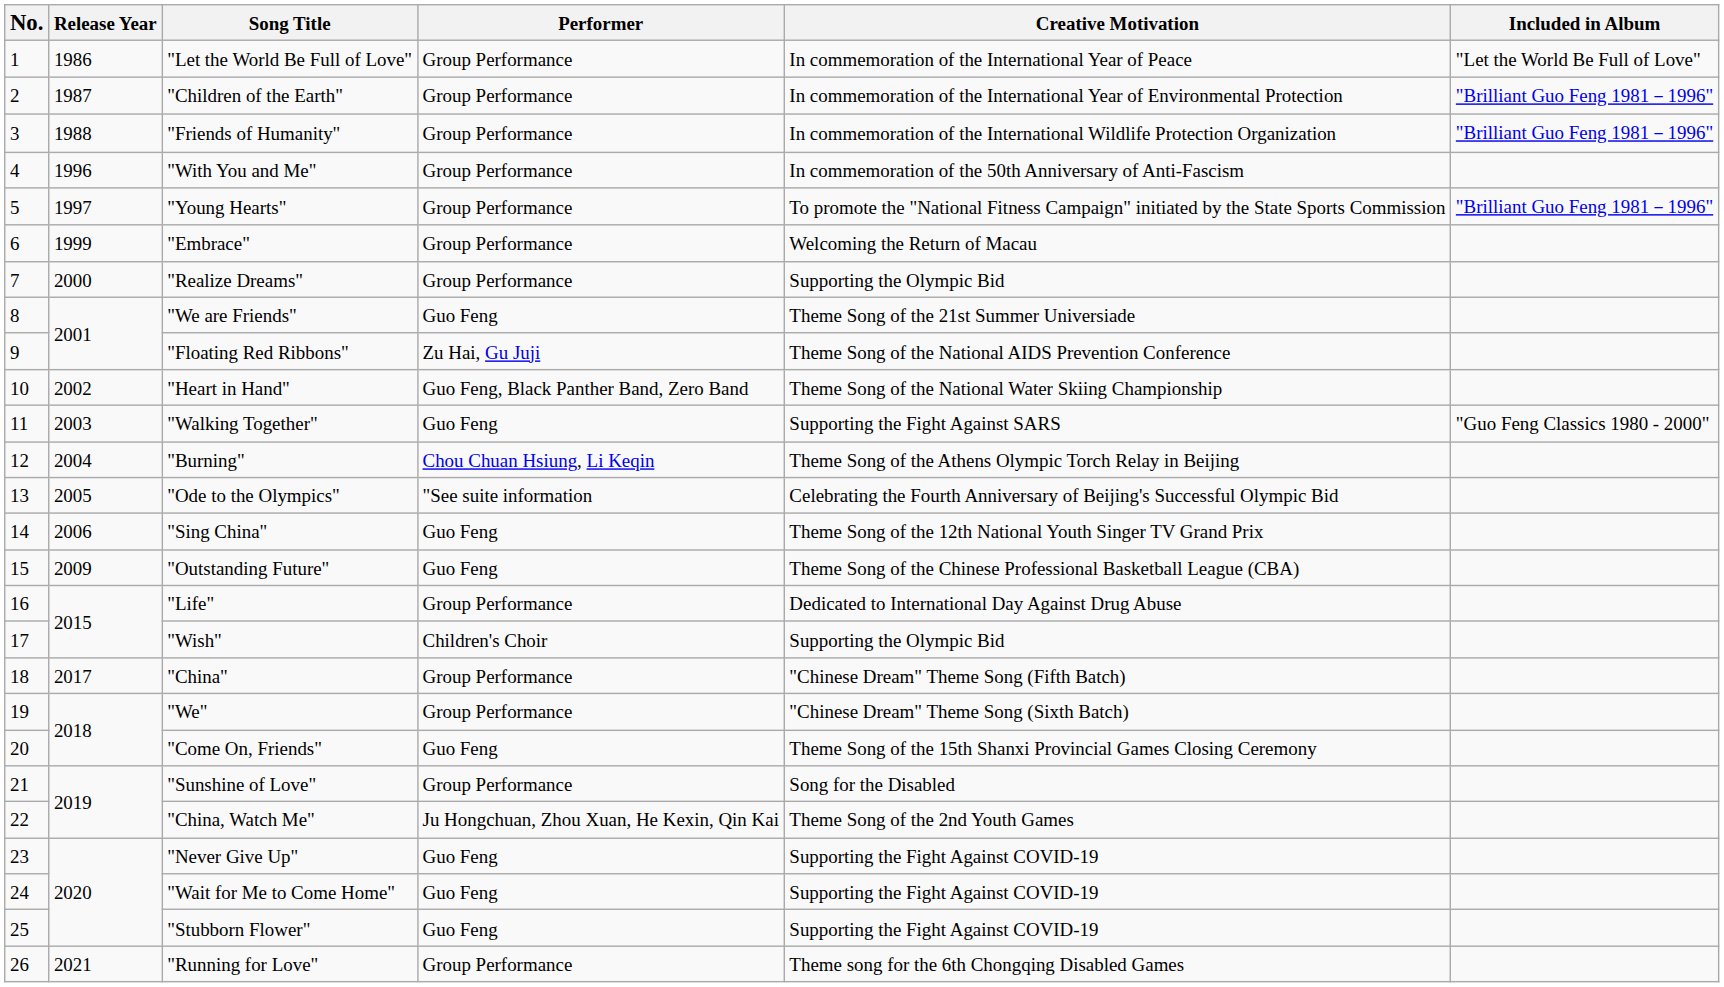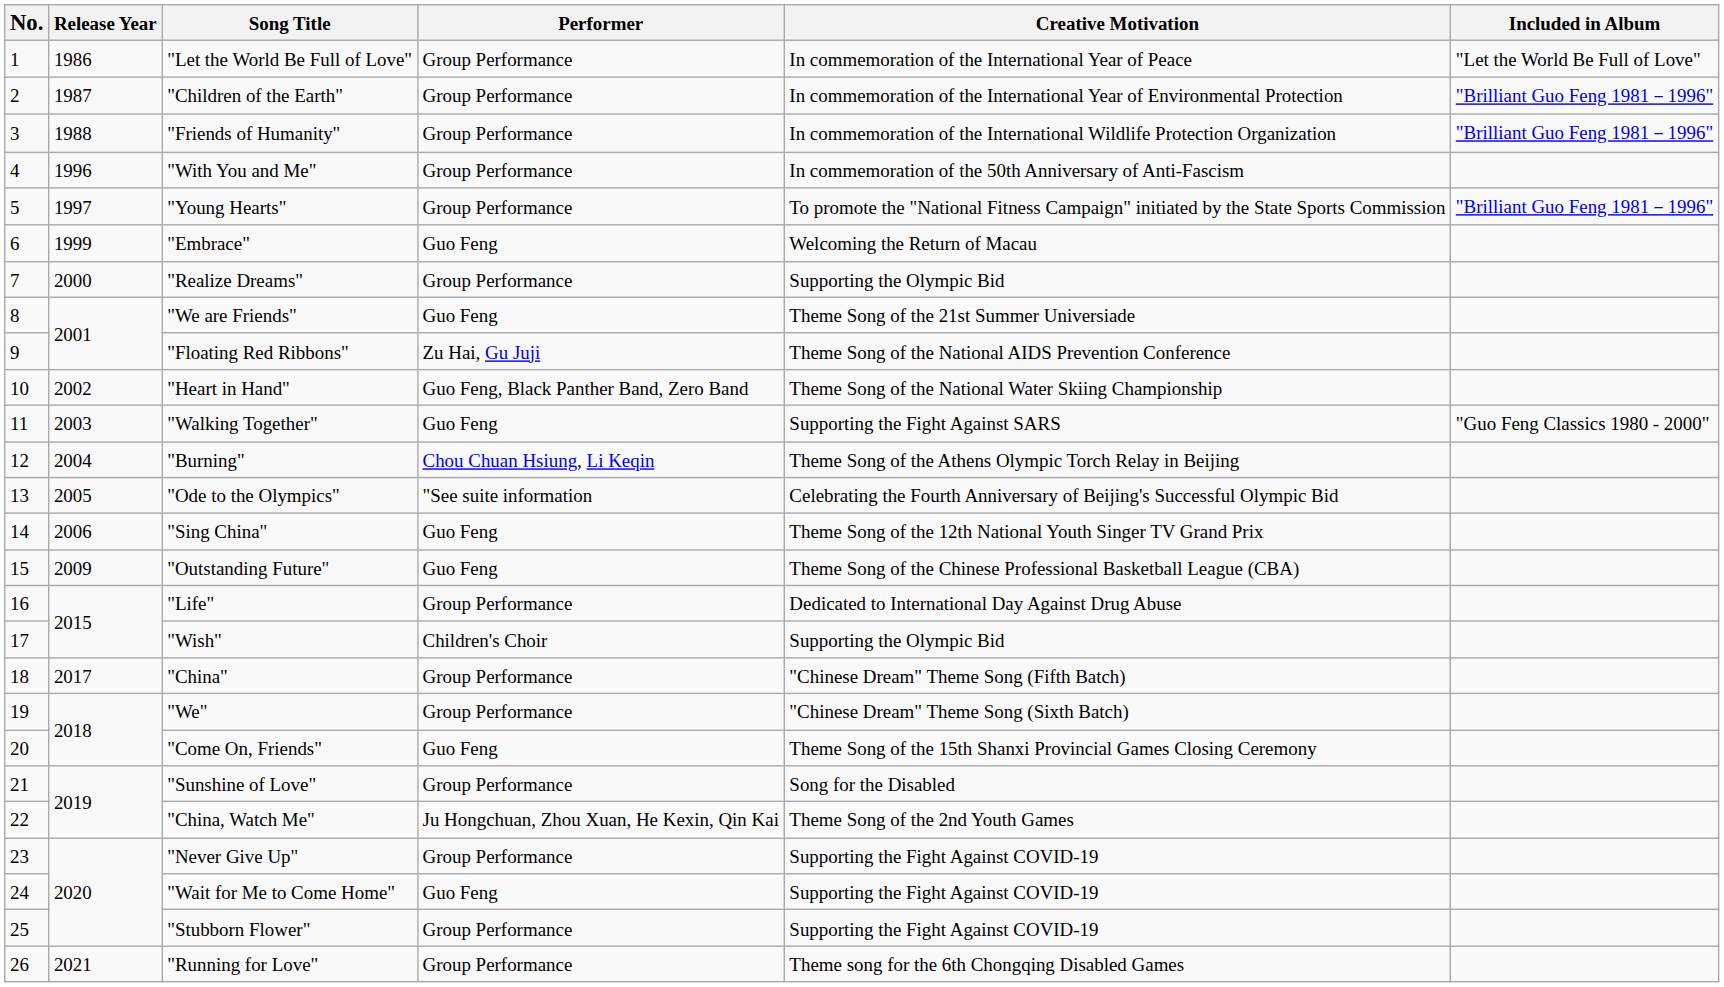(497, 244) Group Performance -> (460, 244) Guo Feng
(460, 856) Guo Feng -> (497, 856) Group Performance
(460, 929) Guo Feng -> (497, 929) Group Performance
